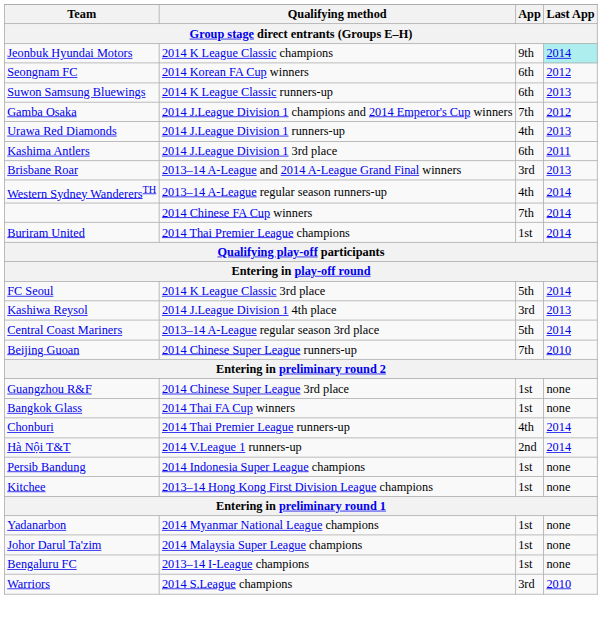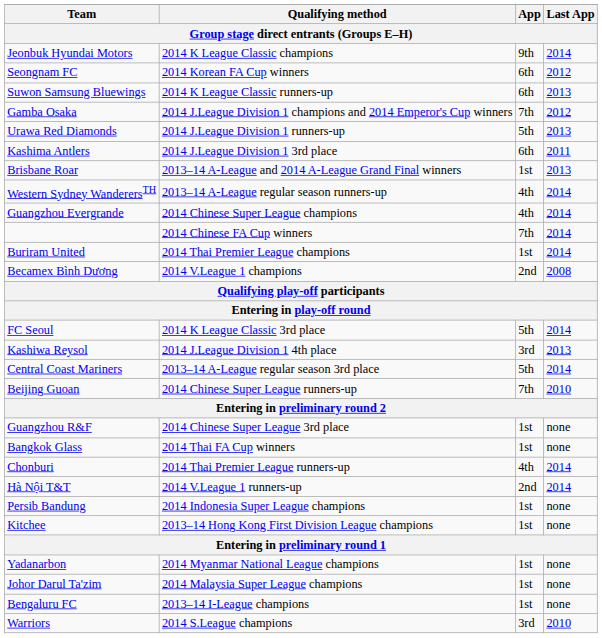(559, 53) paleturquoise background -> (559, 53) no background
(526, 131) 4th -> (526, 131) 5th
(526, 170) 3rd -> (525, 170) 1st
+ row: (65, 212)
+ row: (62, 271)
